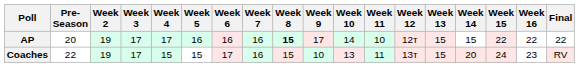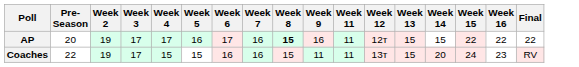- column: (349, 18)
(227, 39) 16 -> (227, 39) 17
(319, 39) 17 -> (319, 39) 16
(379, 39) 10 -> (349, 39) 11
(227, 55) 17 -> (227, 55) 16
(319, 55) 10 -> (319, 55) 11
